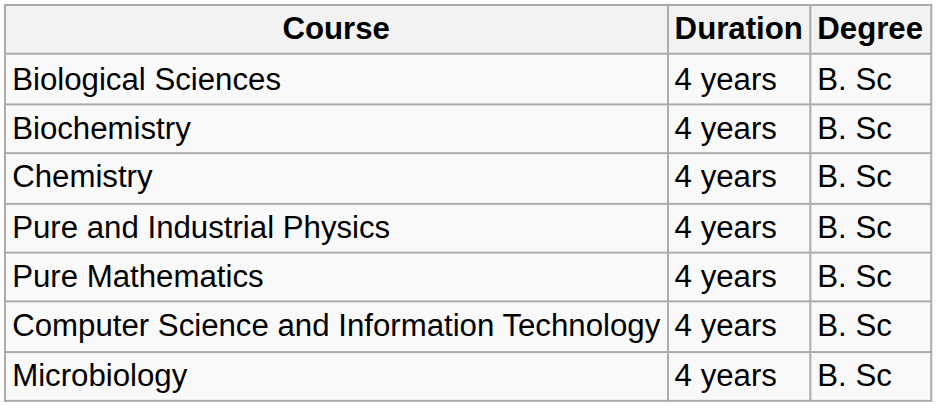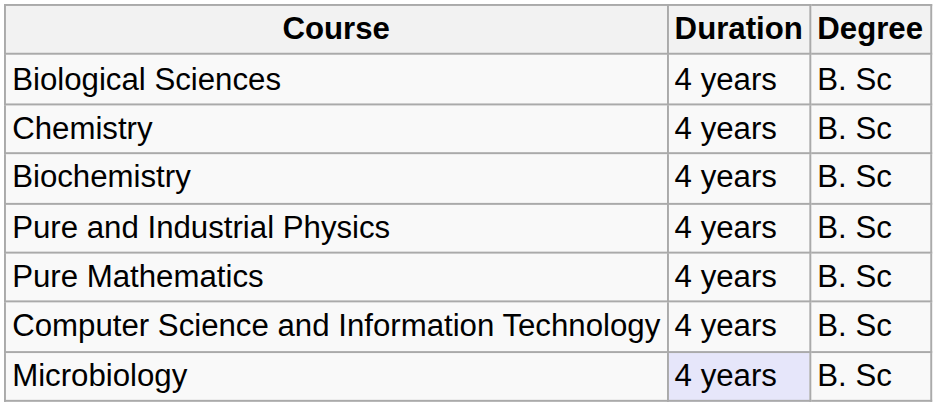rows swapped: (101, 128) <-> (82, 177)
(726, 375) no background -> (726, 375) lavender background
